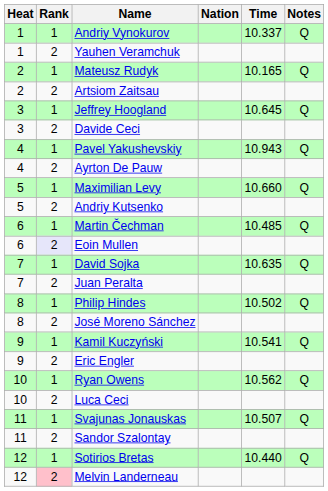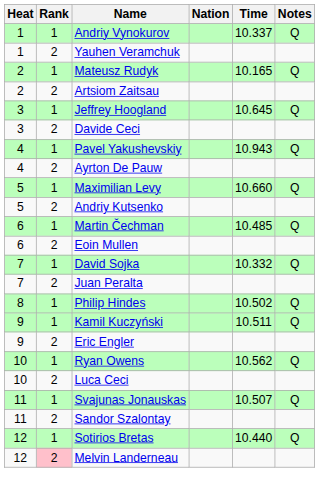(54, 245) lavender background -> (54, 245) no background
(263, 264) 10.635 -> (254, 264) 10.332
- row: (135, 322)
(263, 341) 10.541 -> (254, 322) 10.511
